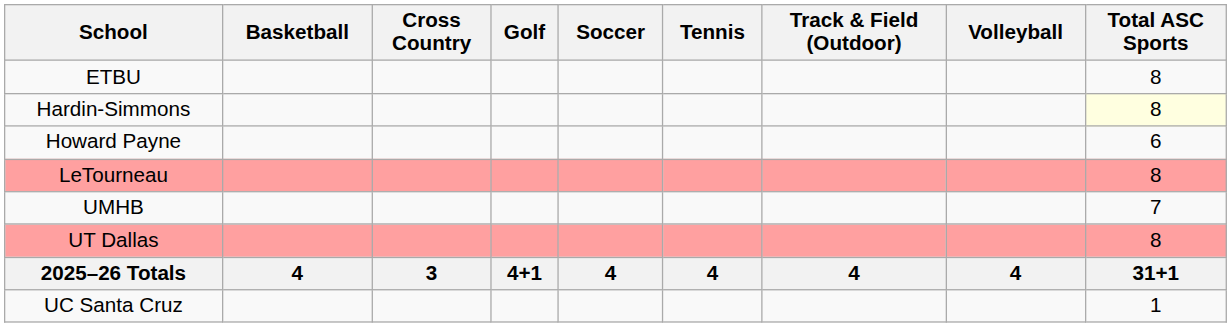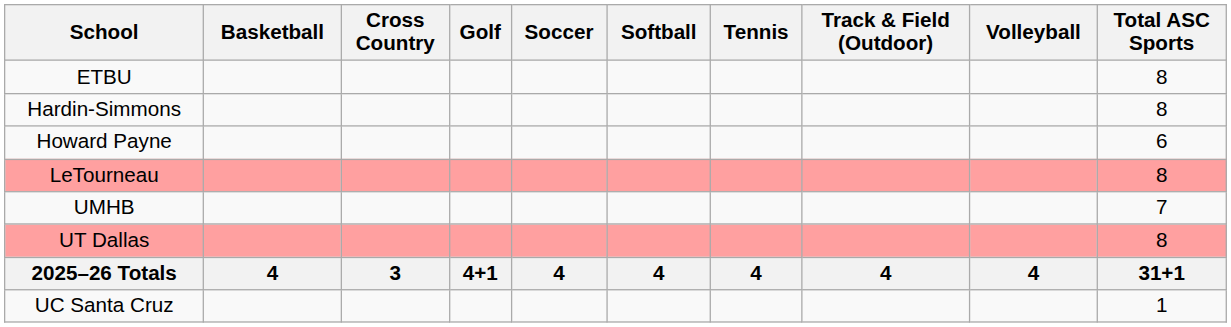+ column: (659, 32)
(1156, 109) lightyellow background -> (1162, 109) no background
